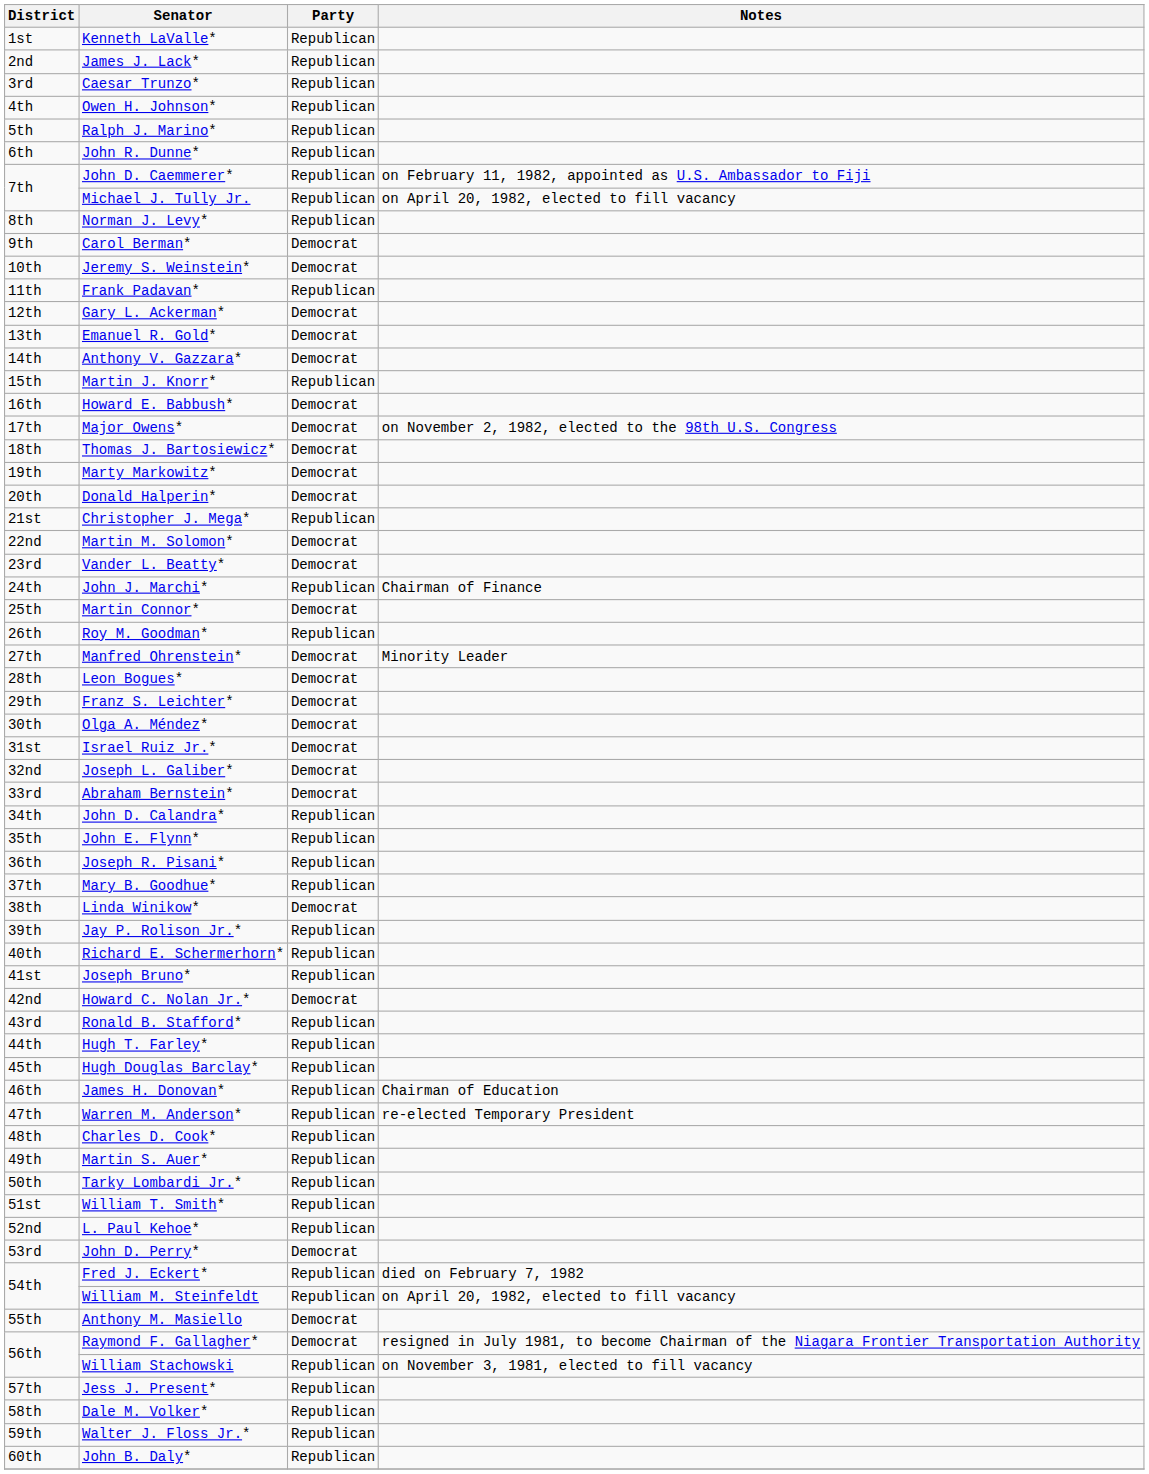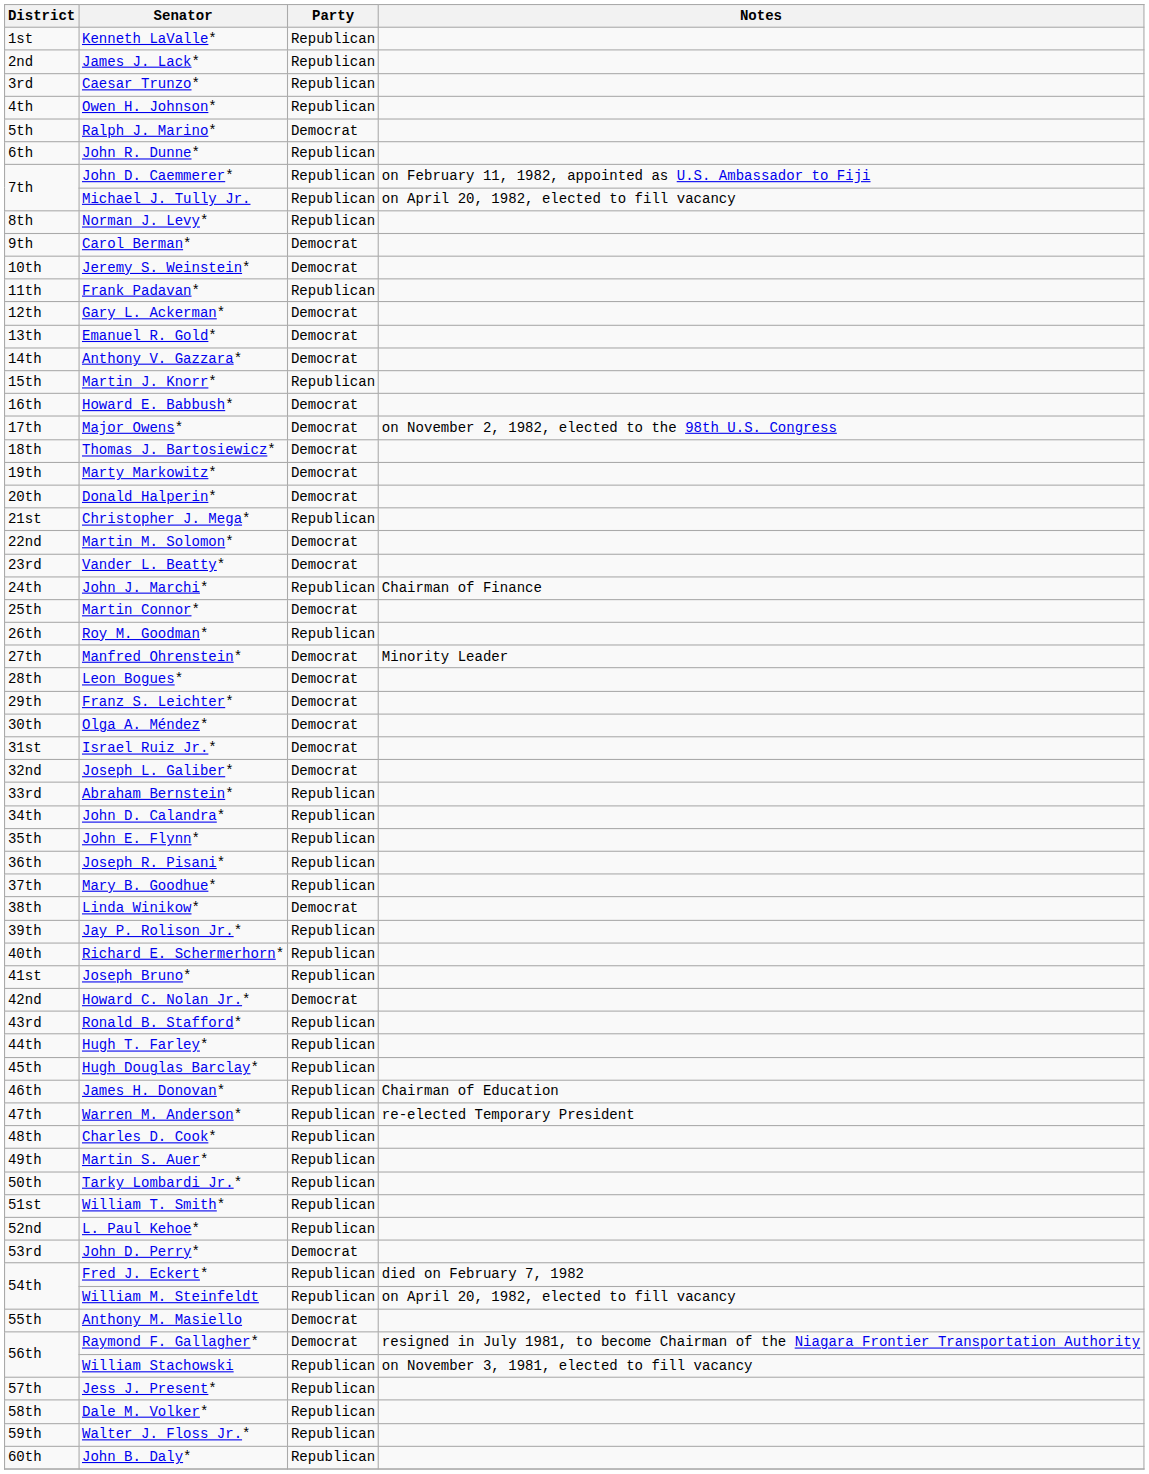(333, 130) Republican -> (325, 130) Democrat
(325, 794) Democrat -> (333, 794) Republican
